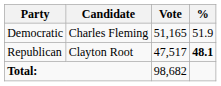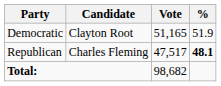(108, 33) Charles Fleming -> (101, 33) Clayton Root
(101, 52) Clayton Root -> (108, 52) Charles Fleming
